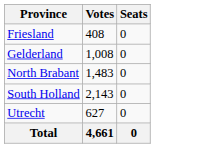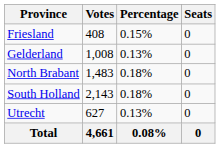+ column: (149, 14)
